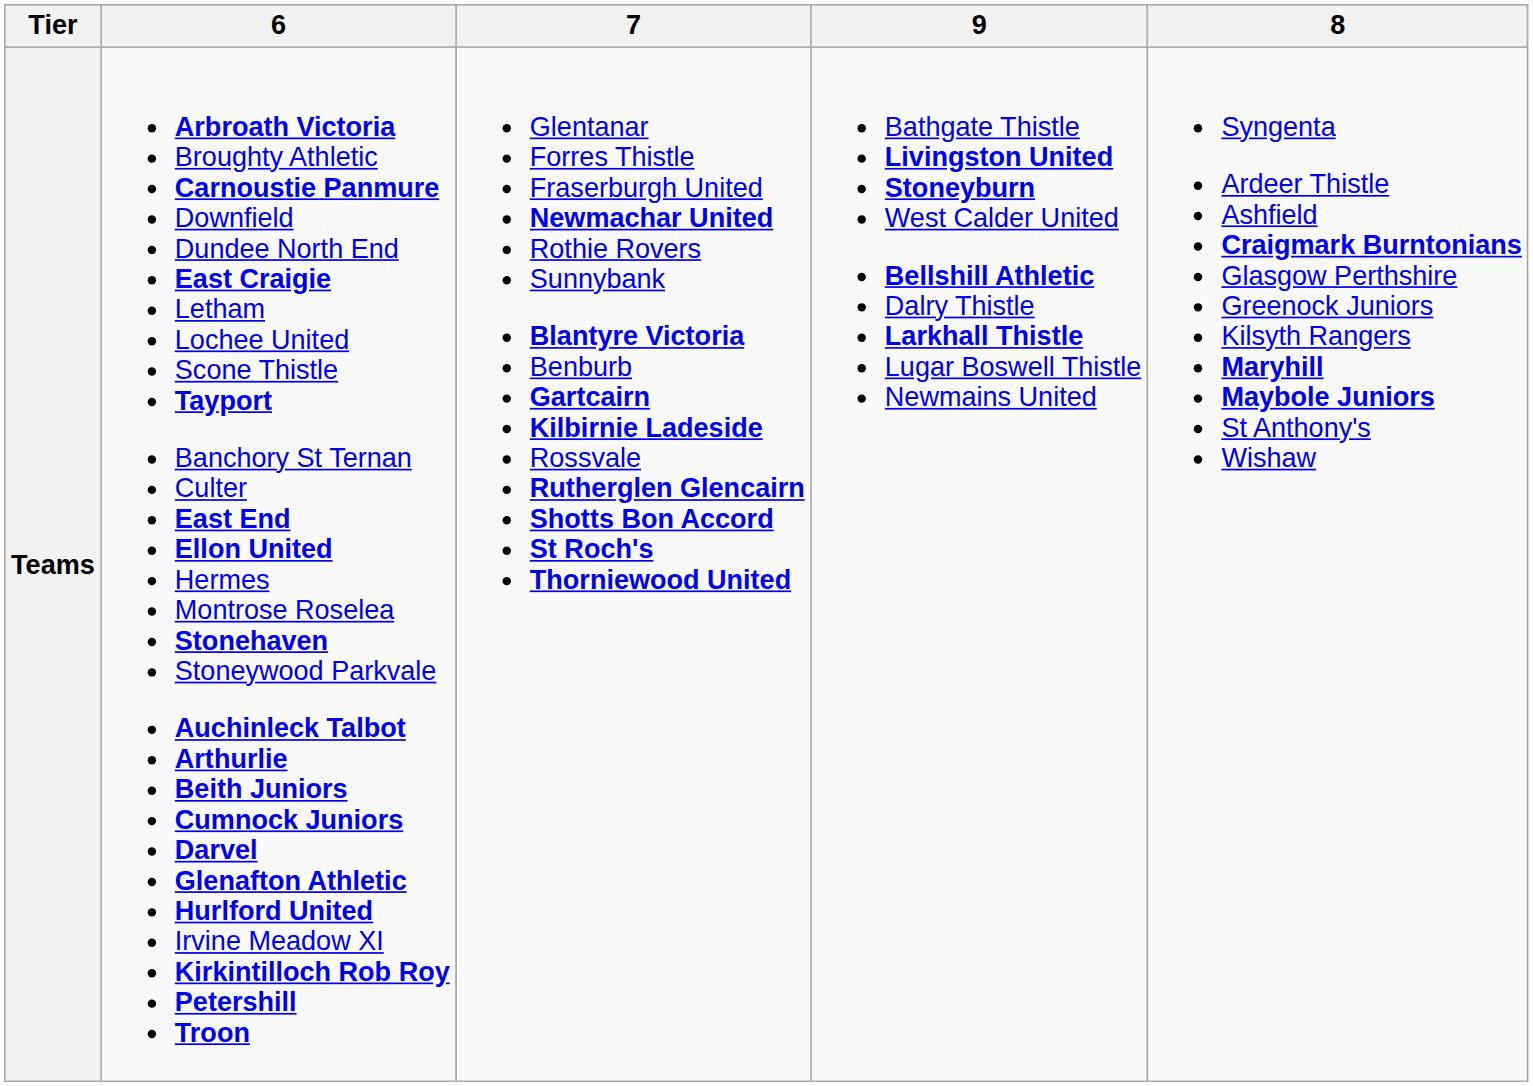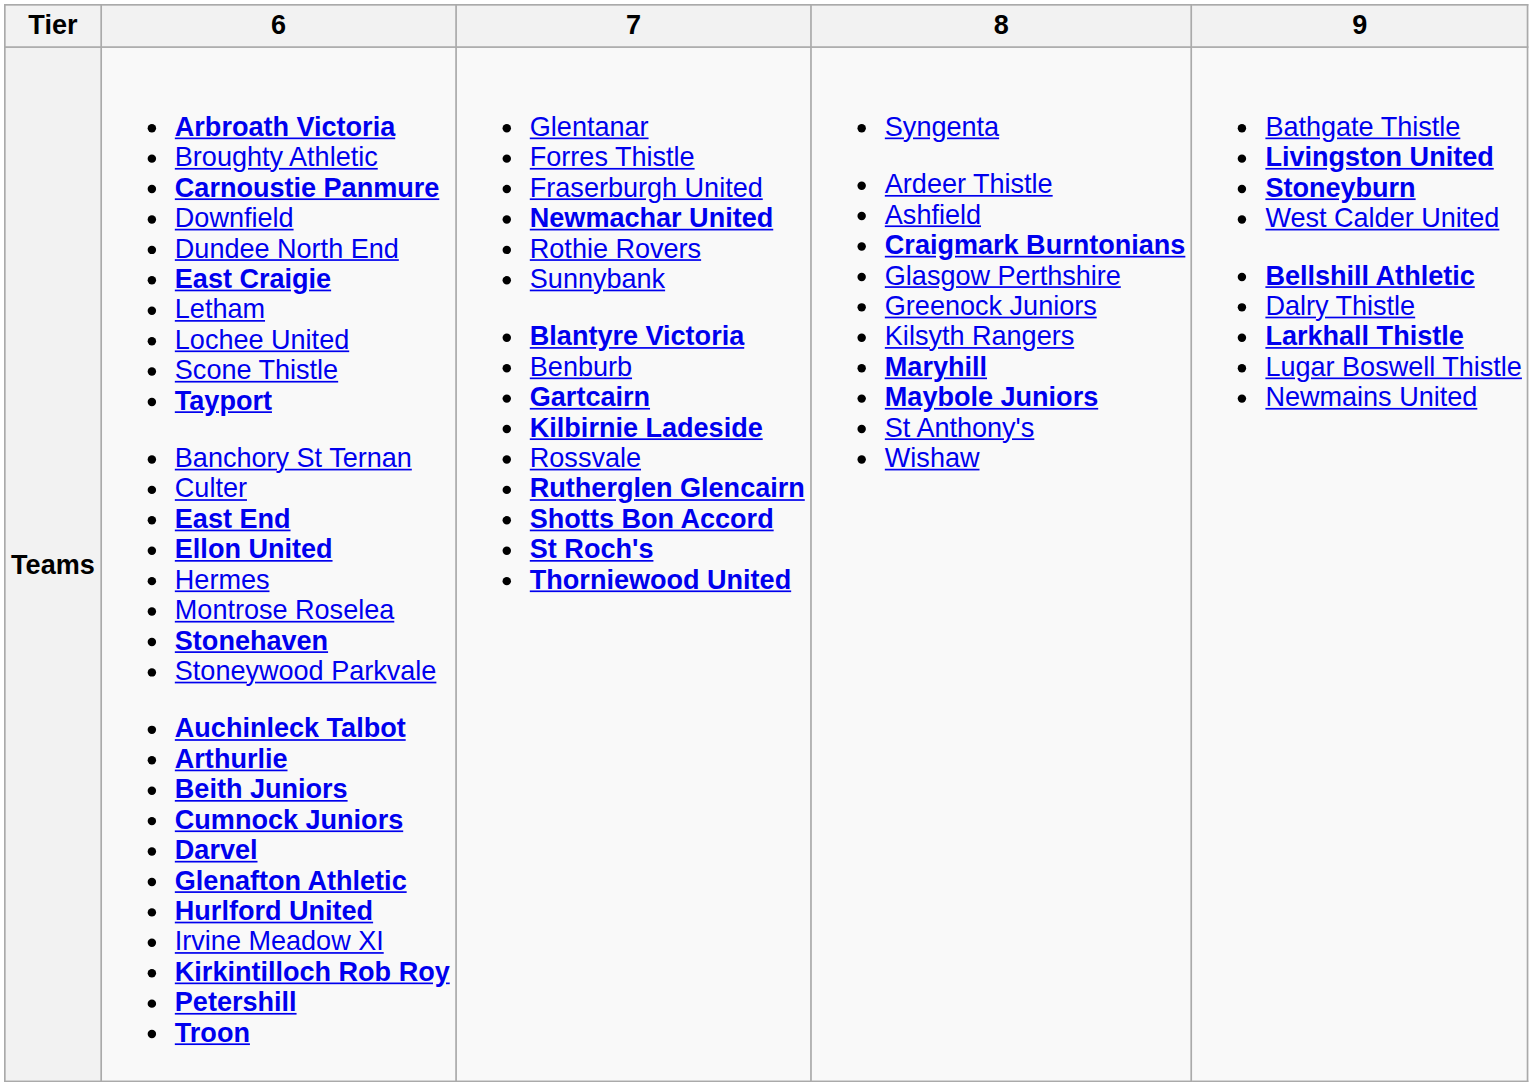columns swapped: (1338, 25) <-> (979, 25)
